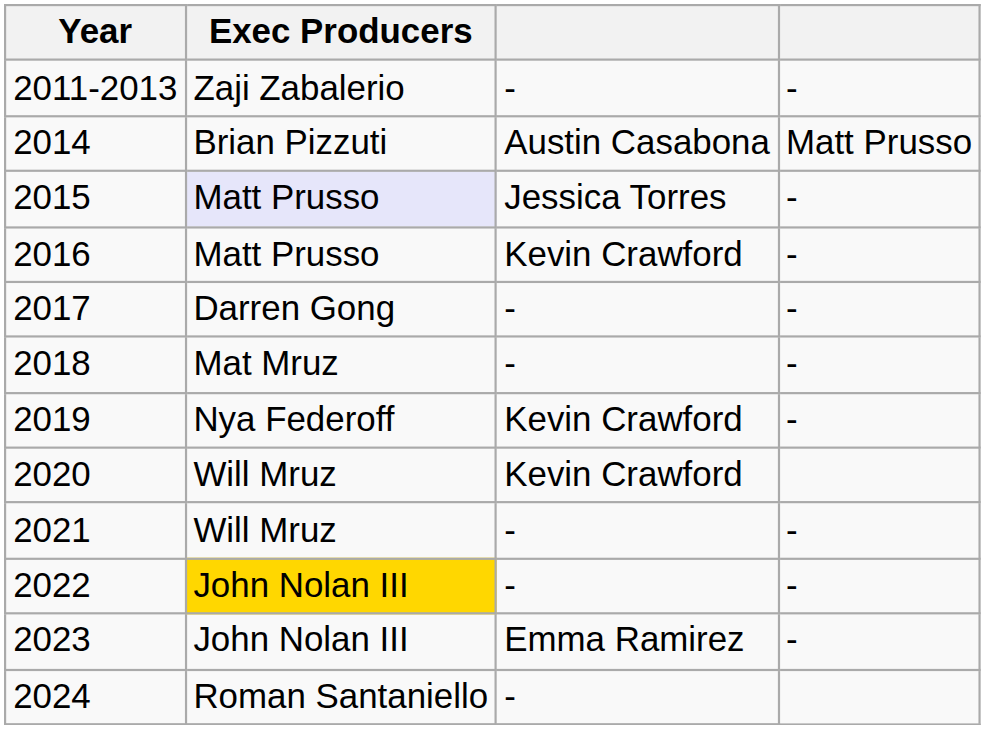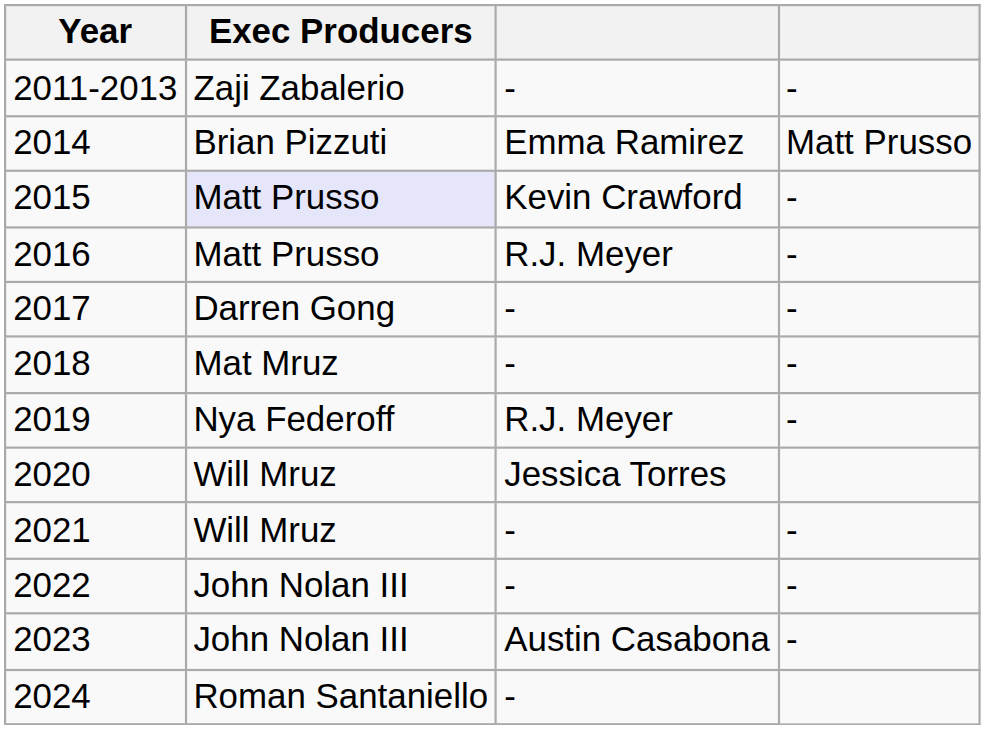(637, 142) Austin Casabona -> (624, 142) Emma Ramirez
(615, 198) Jessica Torres -> (623, 198) Kevin Crawford
(623, 253) Kevin Crawford -> (589, 253) R.J. Meyer
(623, 419) Kevin Crawford -> (589, 419) R.J. Meyer
(623, 474) Kevin Crawford -> (615, 474) Jessica Torres
(301, 585) gold background -> (301, 585) no background
(624, 640) Emma Ramirez -> (637, 640) Austin Casabona
